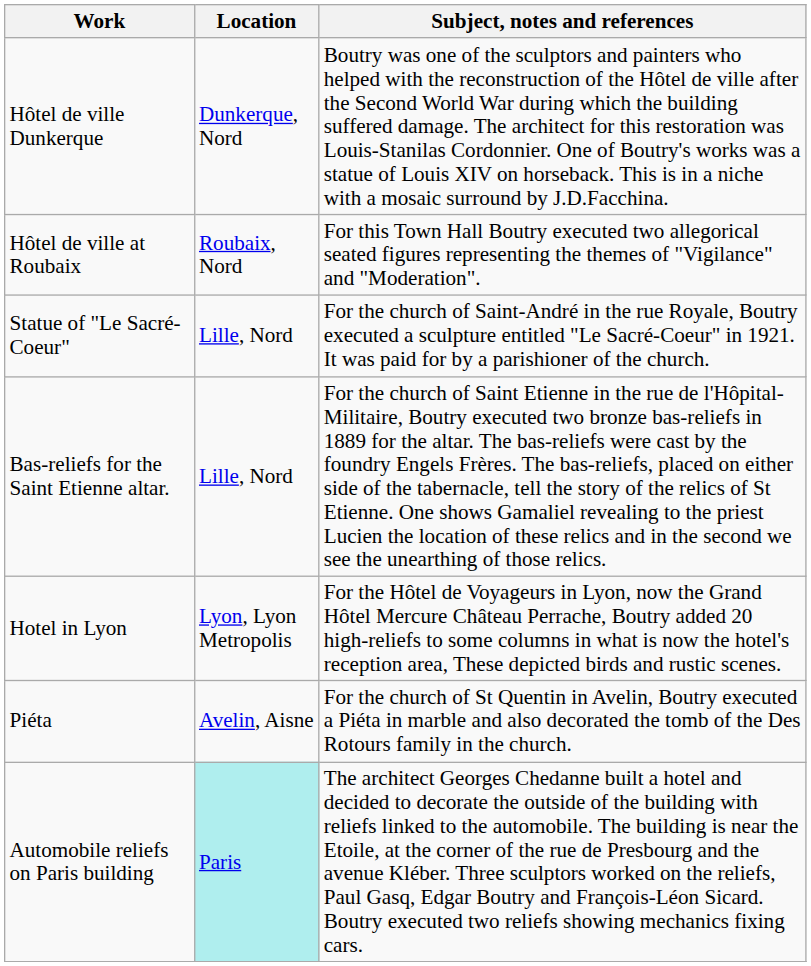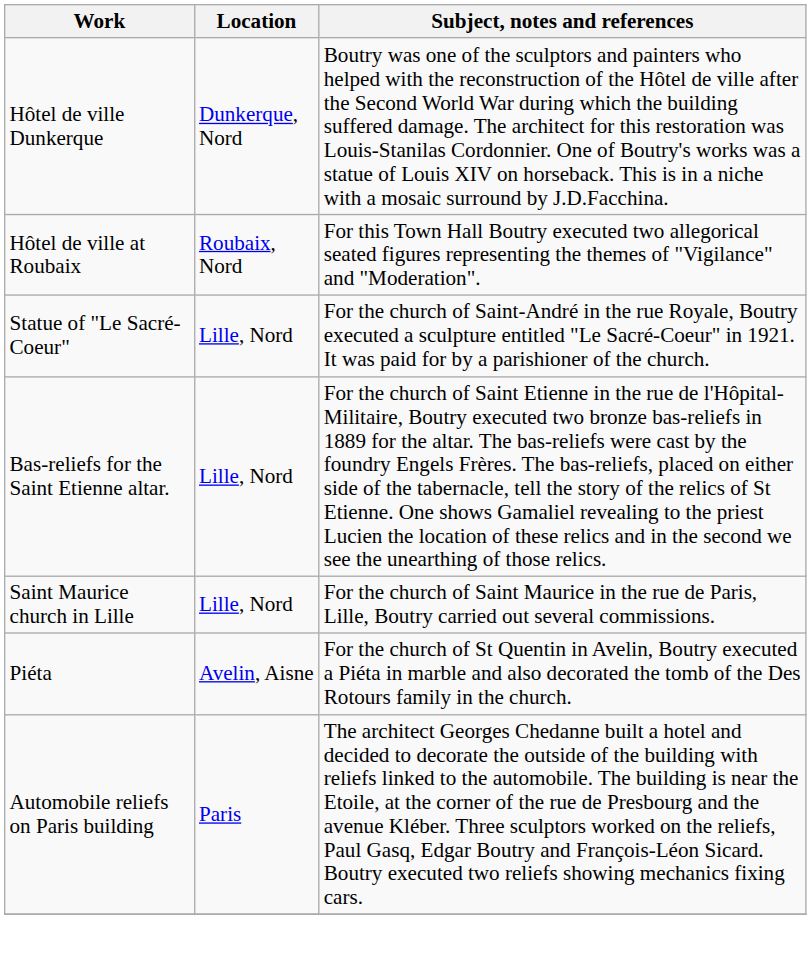+ row: (72, 604)
- row: (68, 628)
(220, 861) paleturquoise background -> (220, 814) no background
